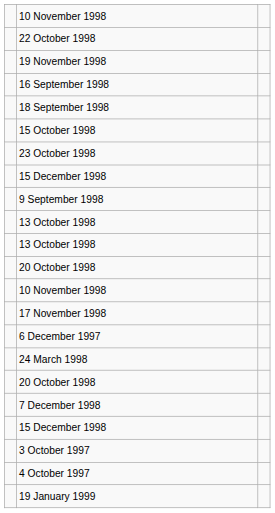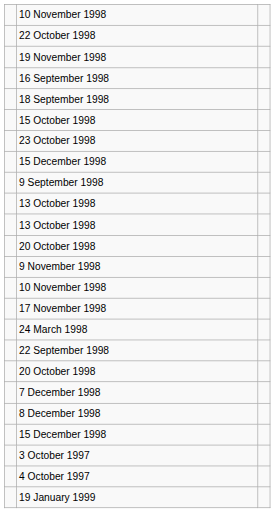+ row: (10, 267)
- row: (10, 336)
+ row: (10, 351)
+ row: (10, 414)
